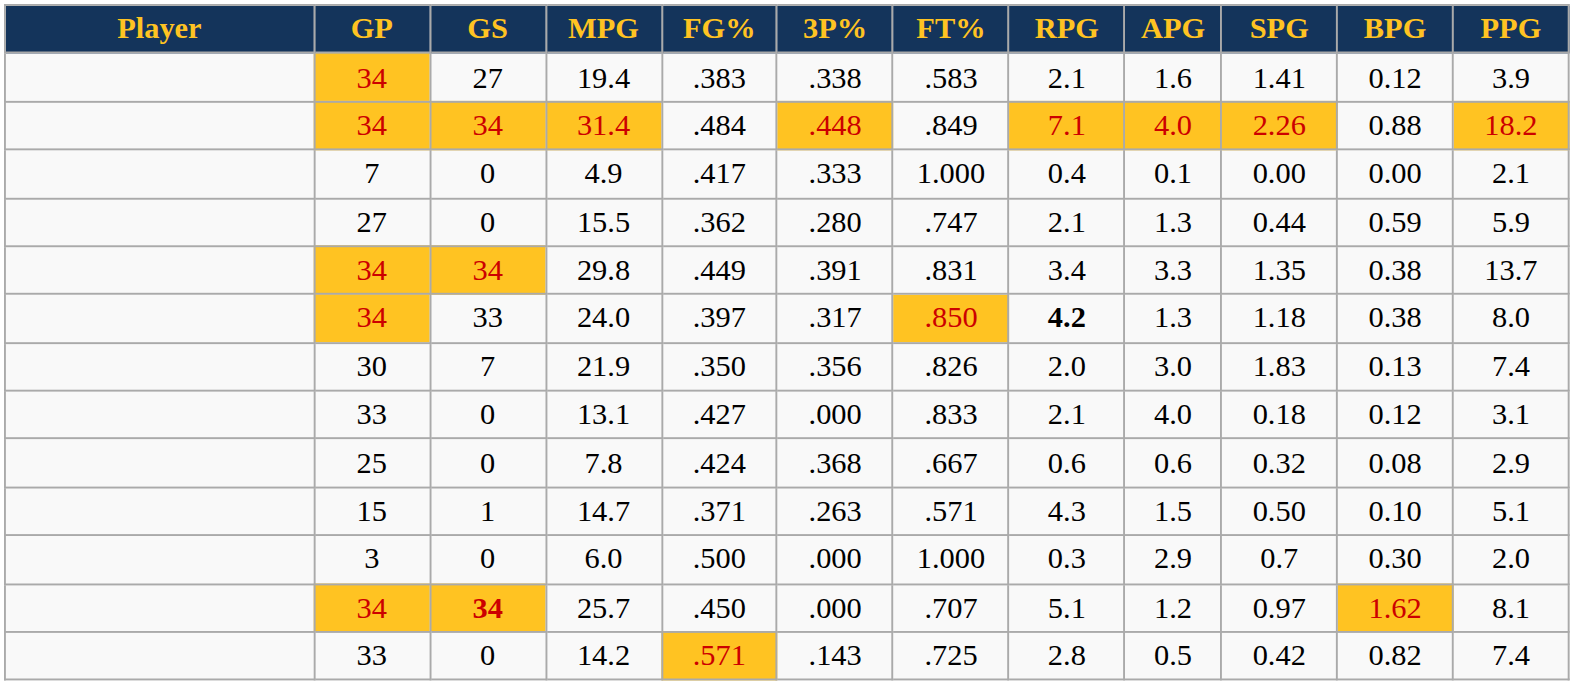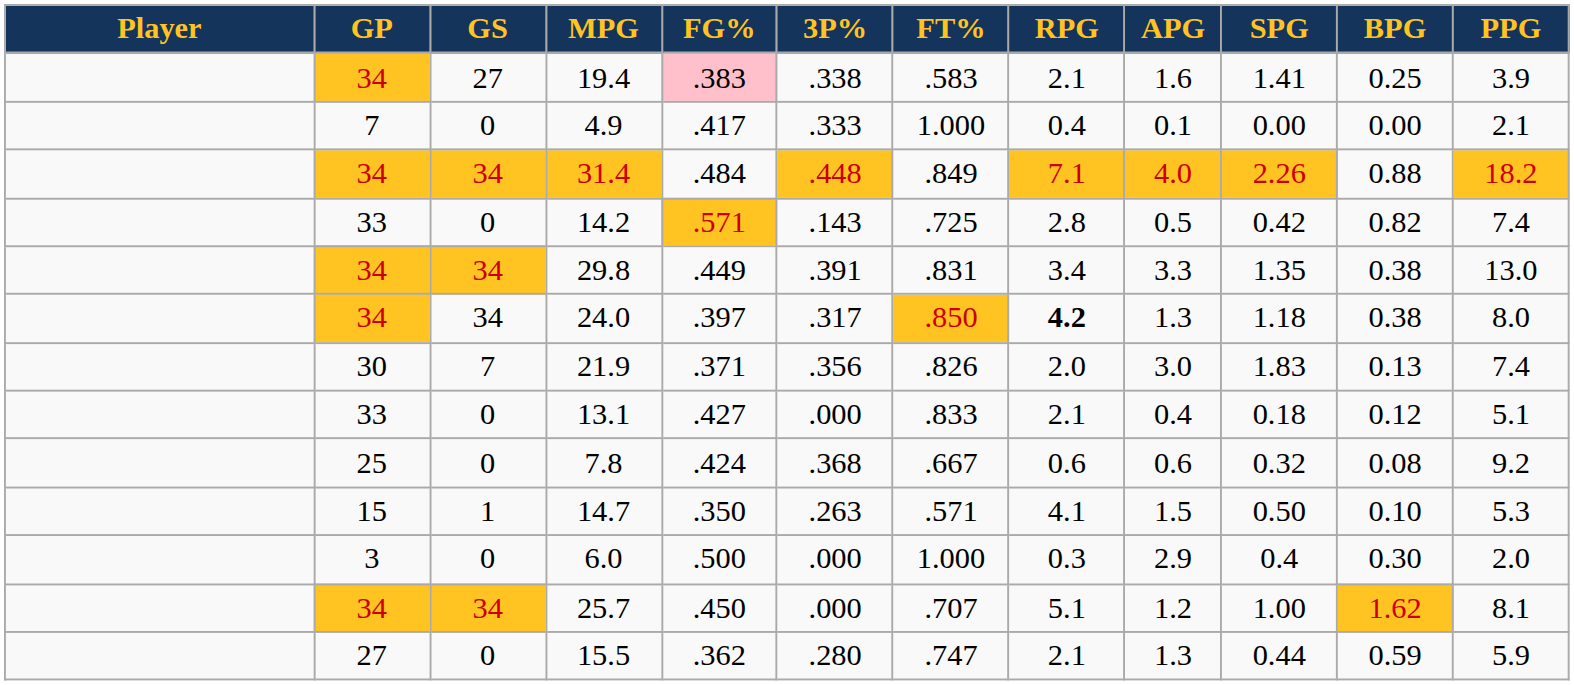(719, 76) no background -> (719, 76) pink background
(1395, 76) 0.12 -> (1395, 76) 0.25
rows swapped: (603, 125) <-> (603, 173)
rows swapped: (603, 655) <-> (603, 221)
(1511, 269) 13.7 -> (1511, 269) 13.0
(488, 317) 33 -> (488, 317) 34
(719, 366) .350 -> (719, 366) .371
(1173, 414) 4.0 -> (1173, 414) 0.4
(1511, 414) 3.1 -> (1511, 414) 5.1
(1511, 462) 2.9 -> (1511, 462) 9.2
(719, 510) .371 -> (719, 510) .350
(1067, 510) 4.3 -> (1067, 510) 4.1
(1511, 510) 5.1 -> (1511, 510) 5.3
(1279, 558) 0.7 -> (1279, 558) 0.4
(488, 607) bold -> (488, 607) normal
(1279, 607) 0.97 -> (1279, 607) 1.00
